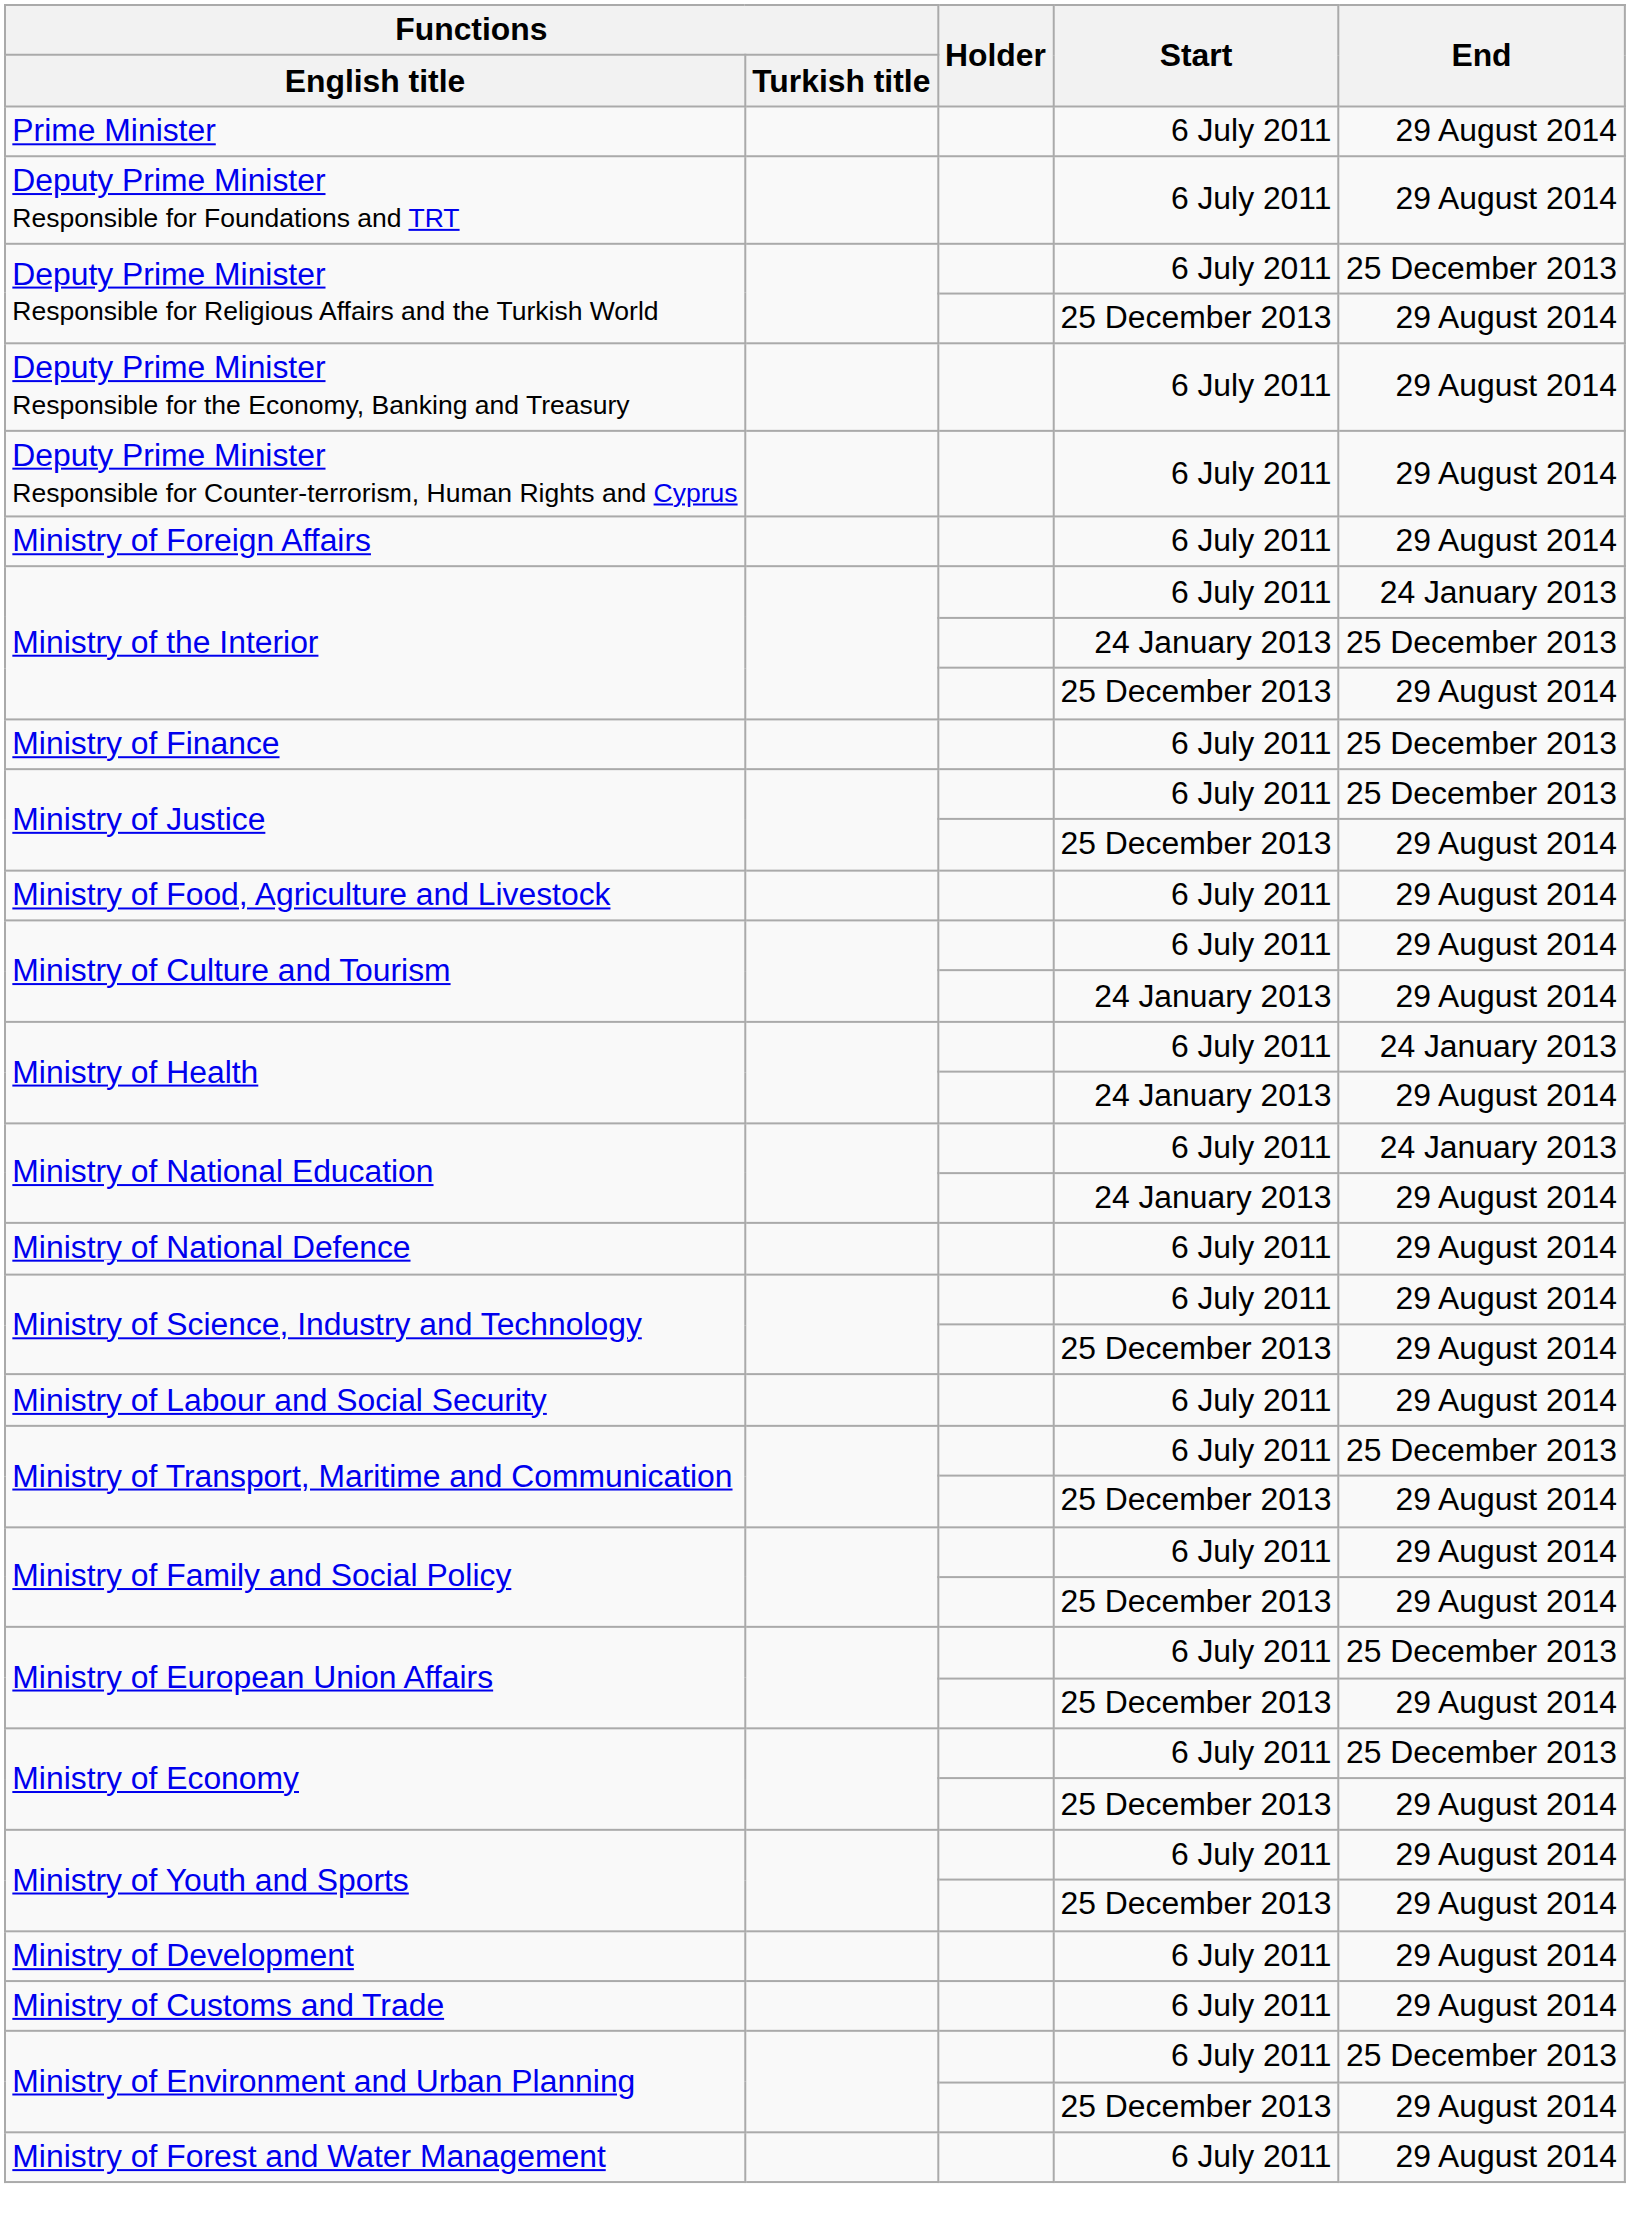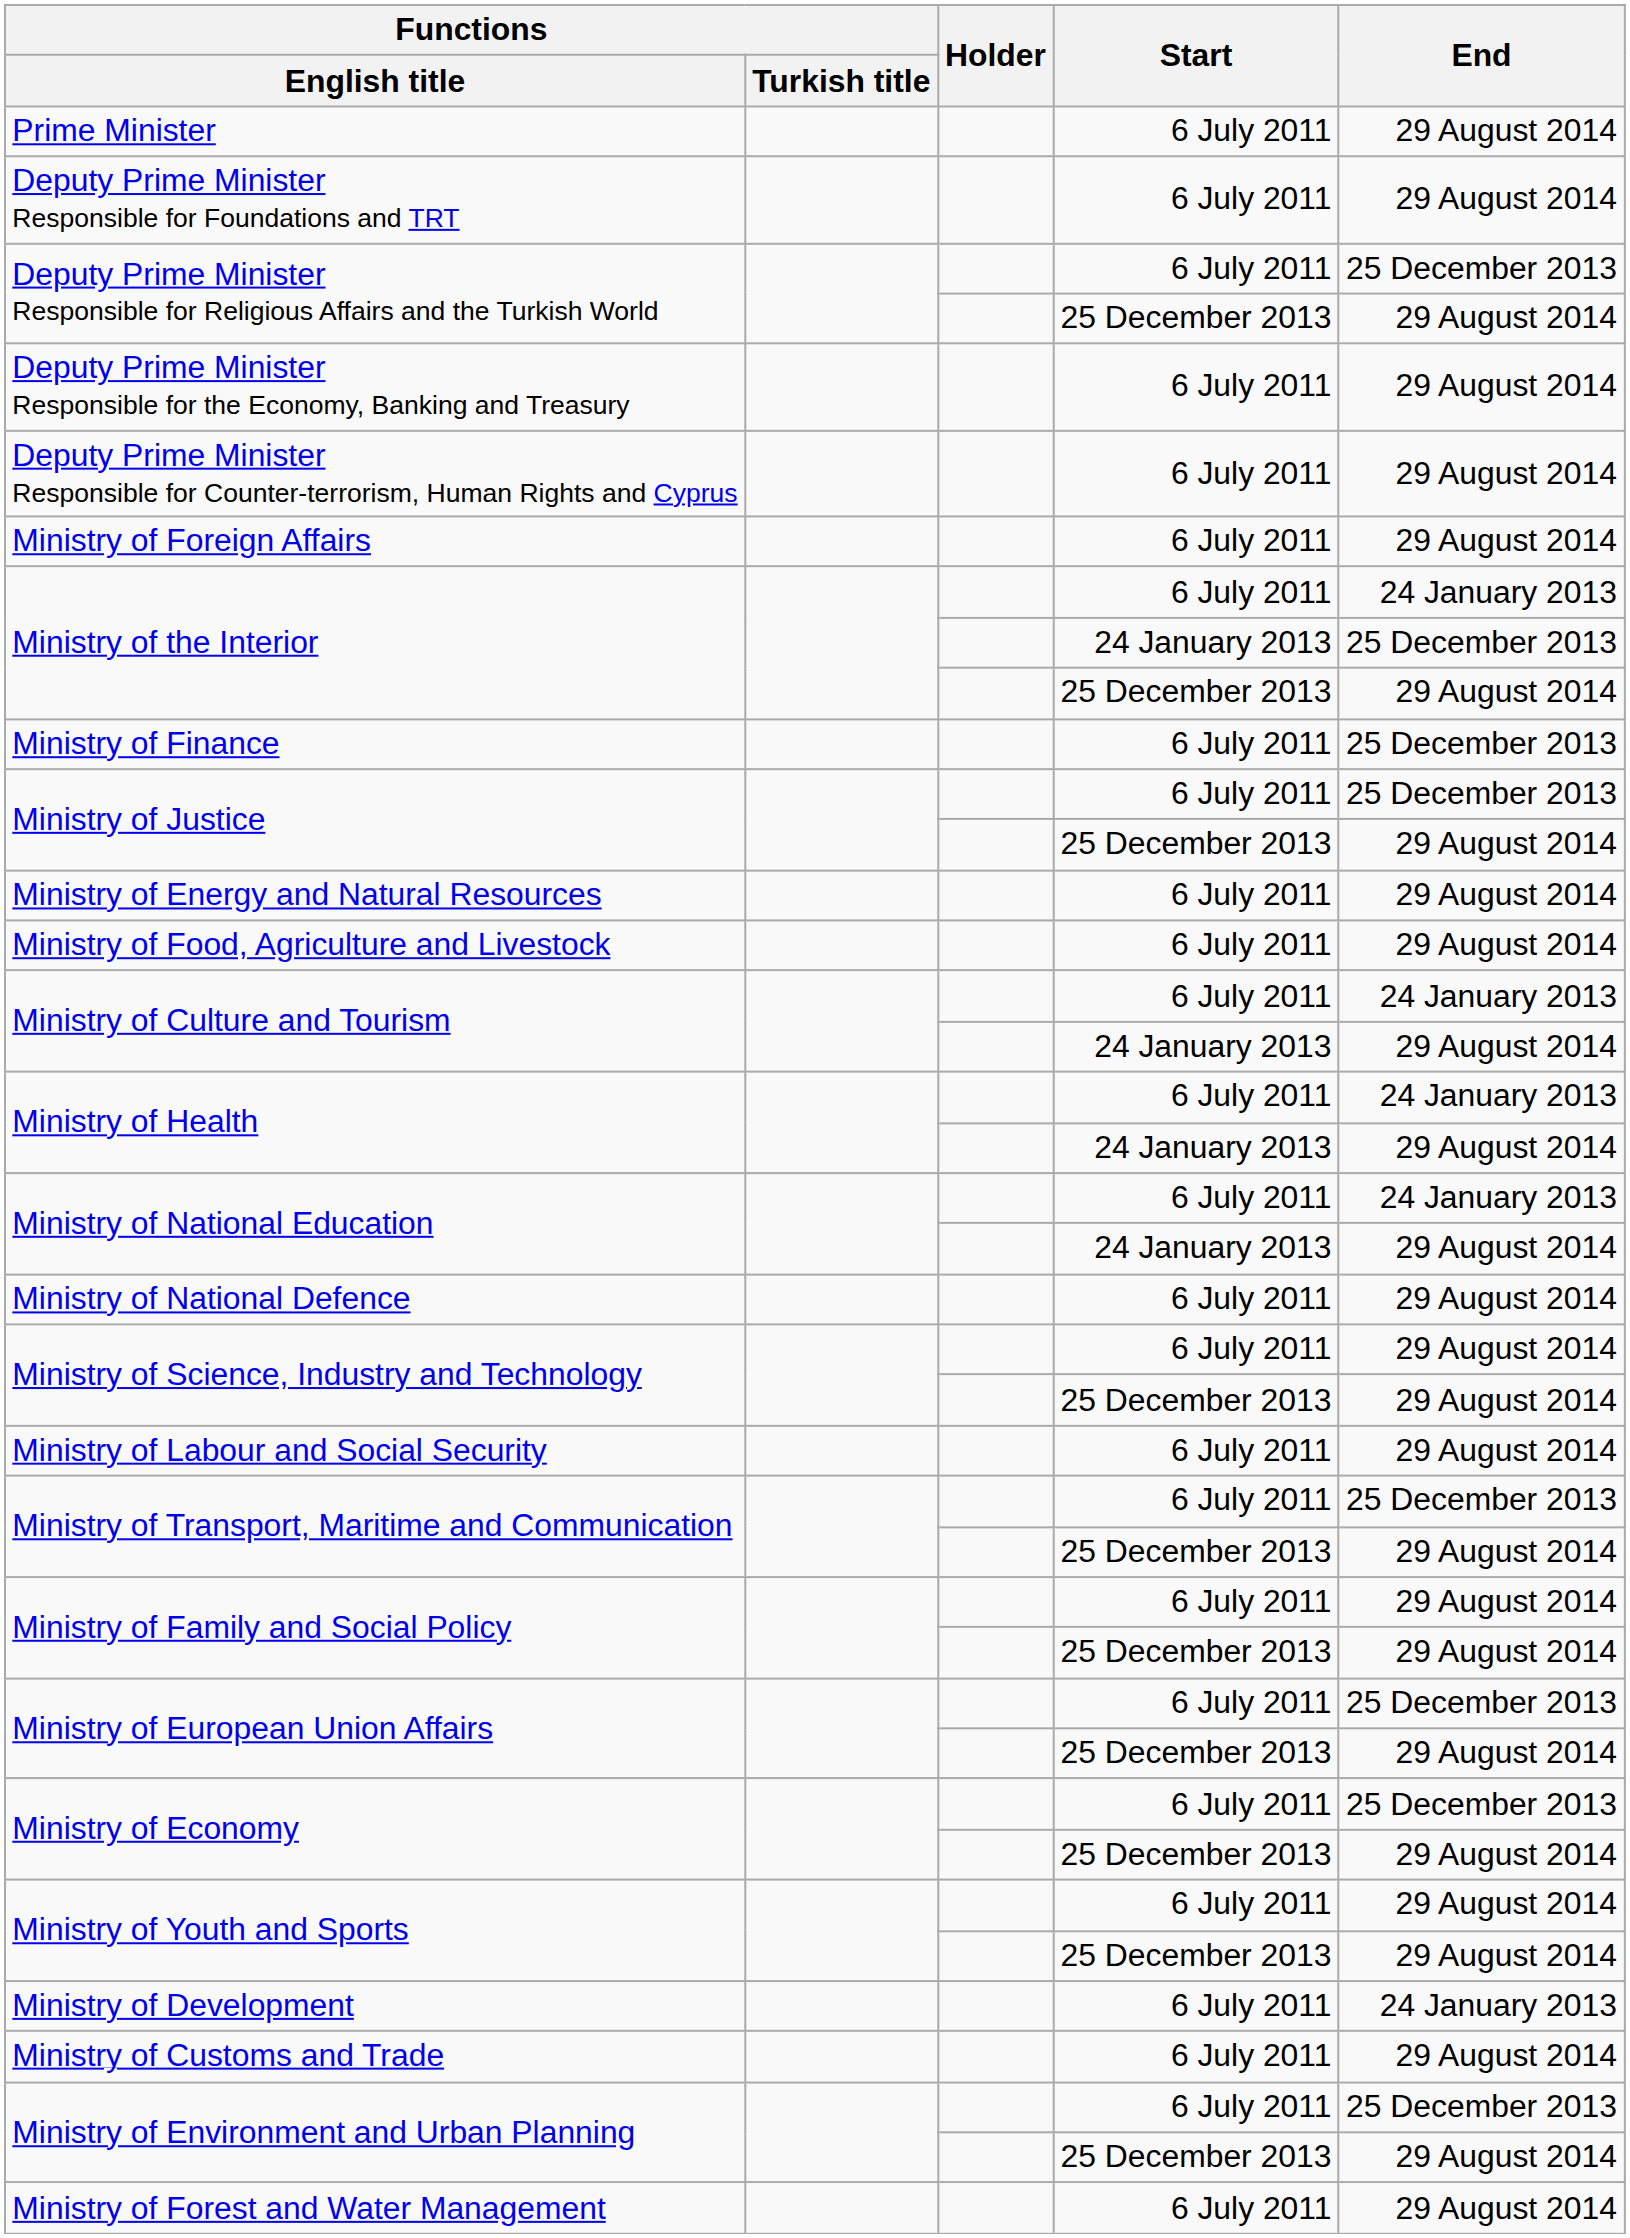+ row: (307, 894)
(1506, 945) 29 August 2014 -> (1498, 995) 24 January 2013
(1506, 1955) 29 August 2014 -> (1498, 2005) 24 January 2013
